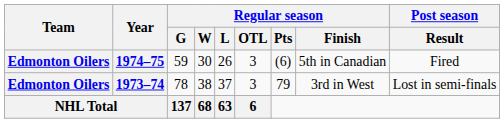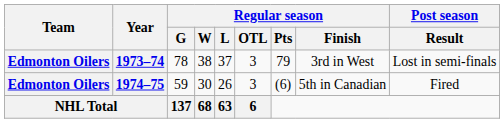rows swapped: (140, 84) <-> (140, 61)
